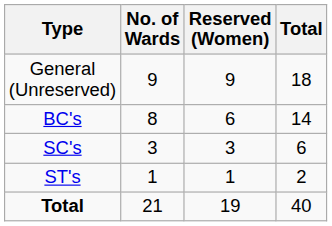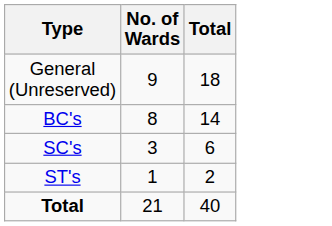- column: (230, 29)
